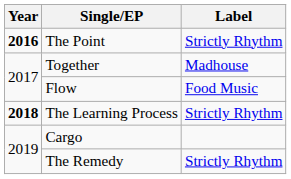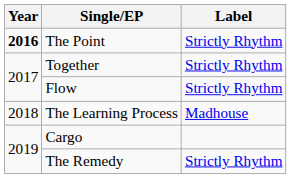(217, 64) Madhouse -> (234, 64) Strictly Rhythm
(221, 88) Food Music -> (234, 88) Strictly Rhythm
(23, 112) bold -> (23, 112) normal
(234, 112) Strictly Rhythm -> (217, 112) Madhouse
